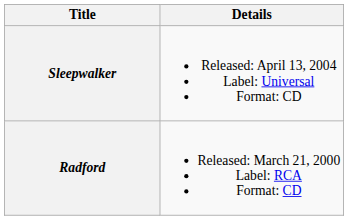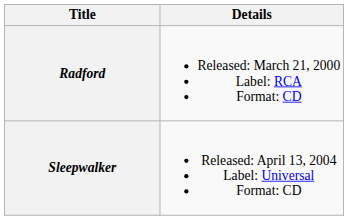rows swapped: (82, 168) <-> (82, 73)
